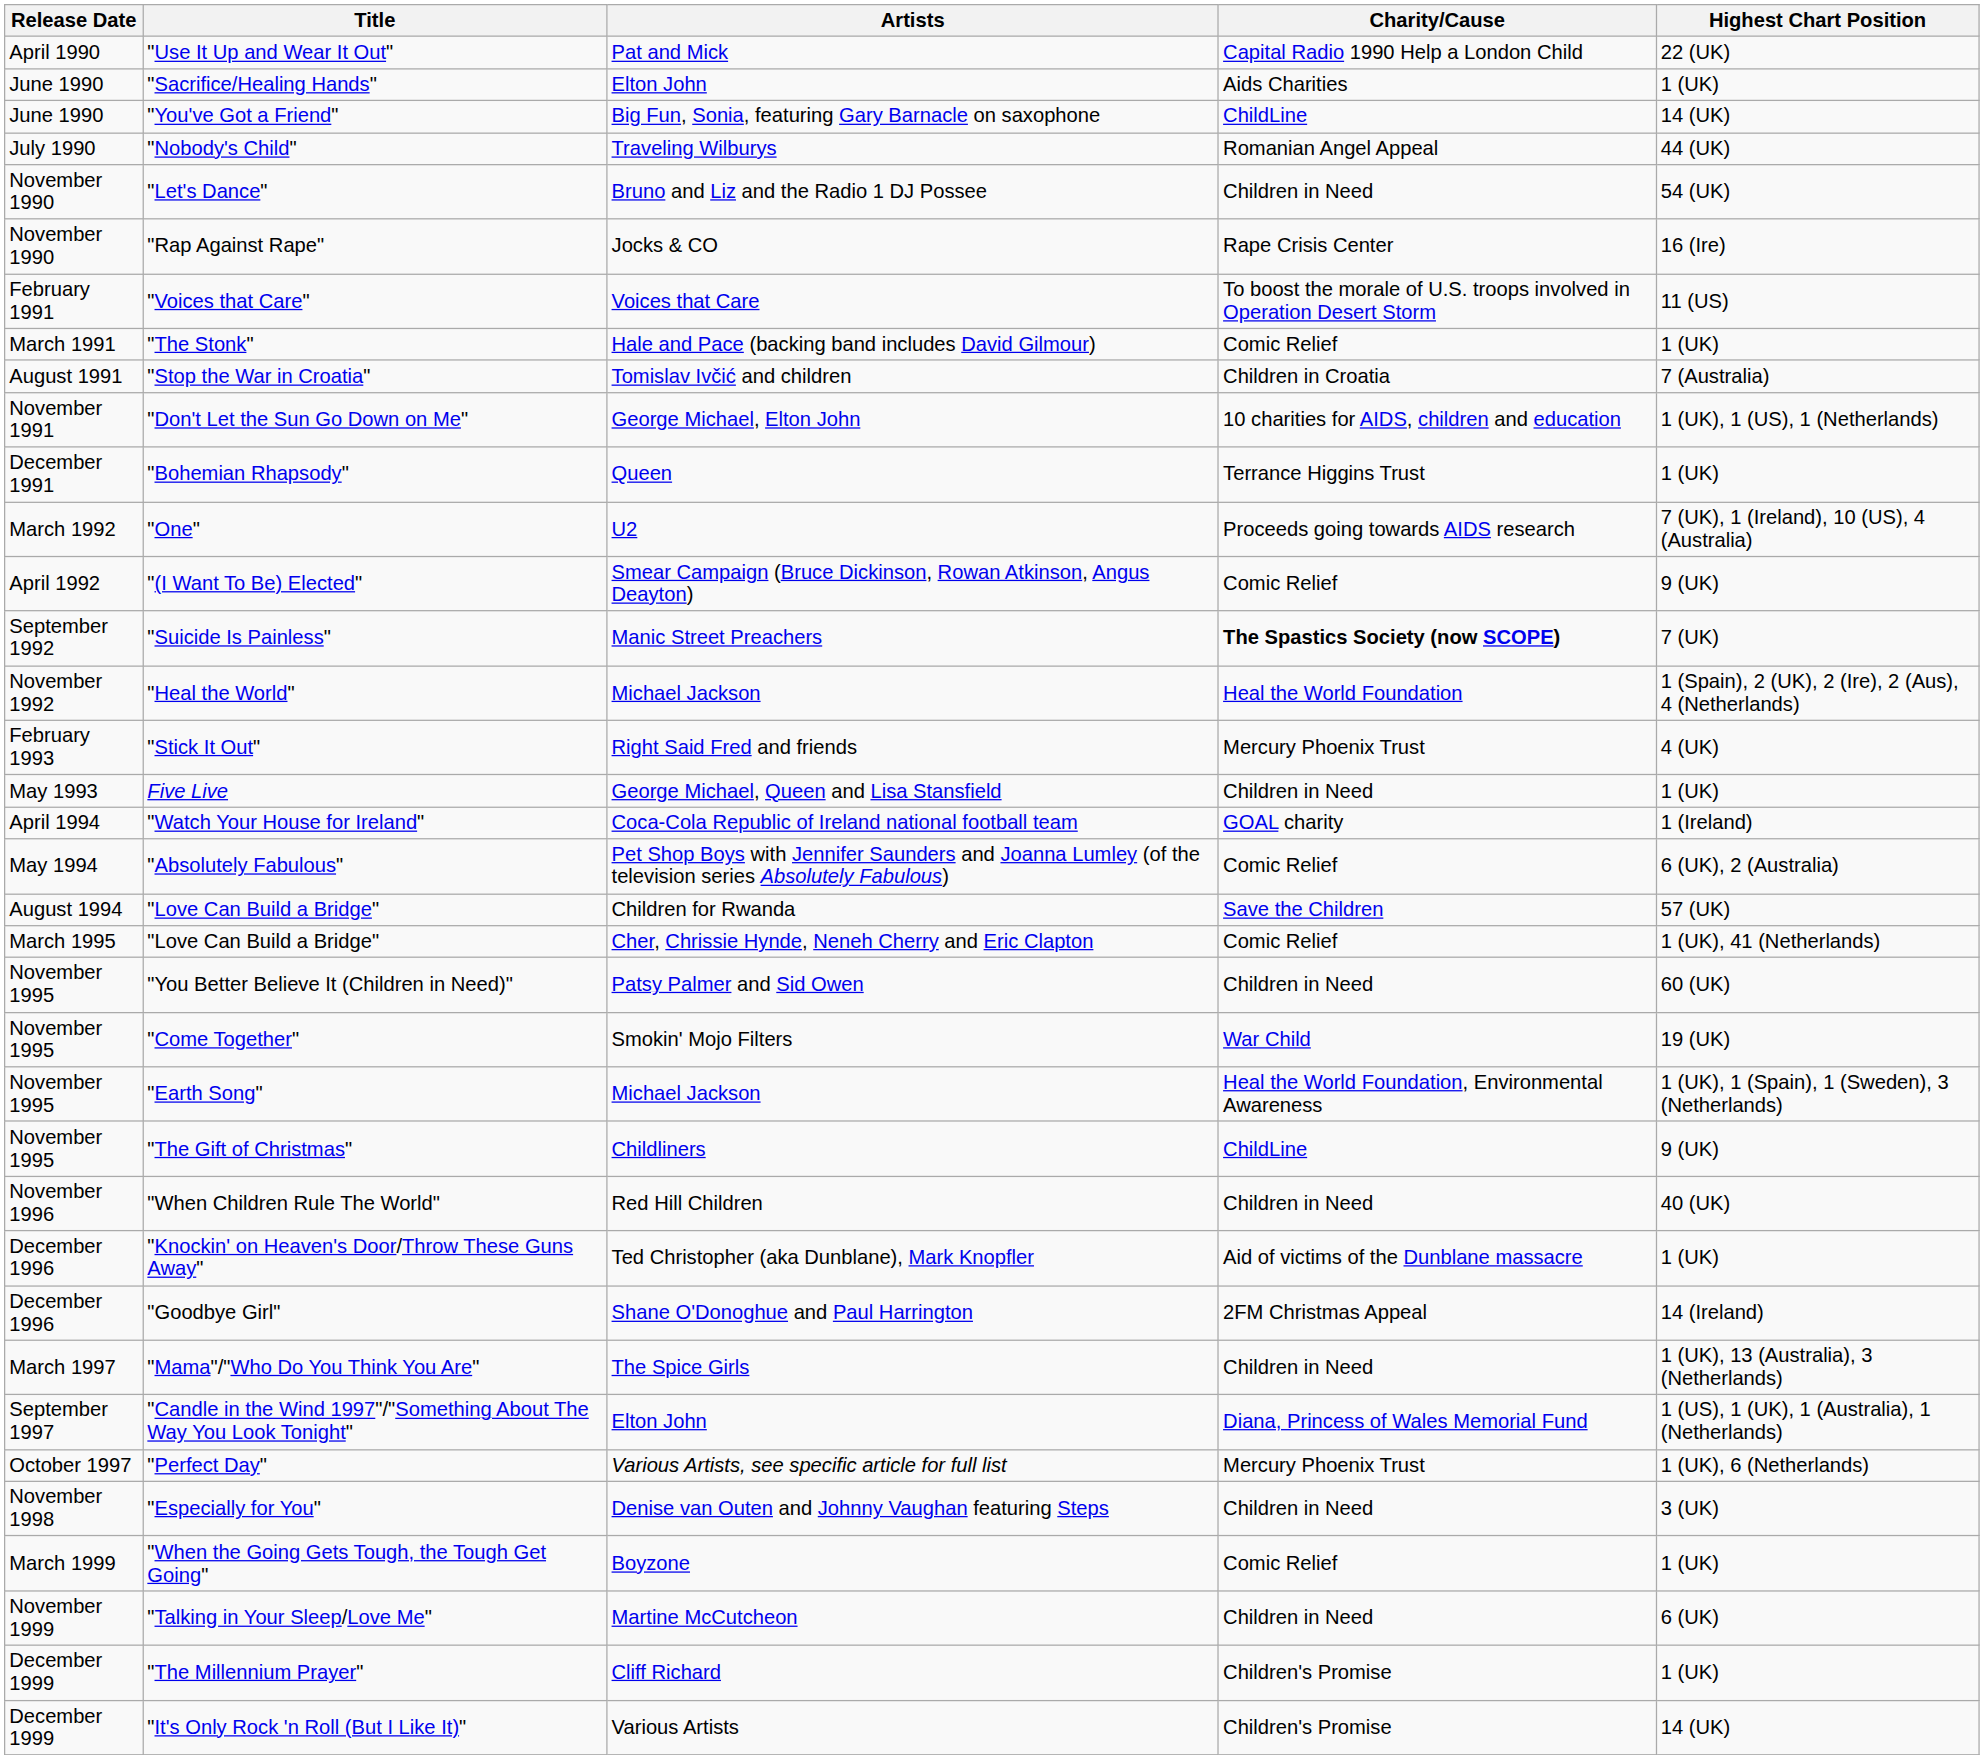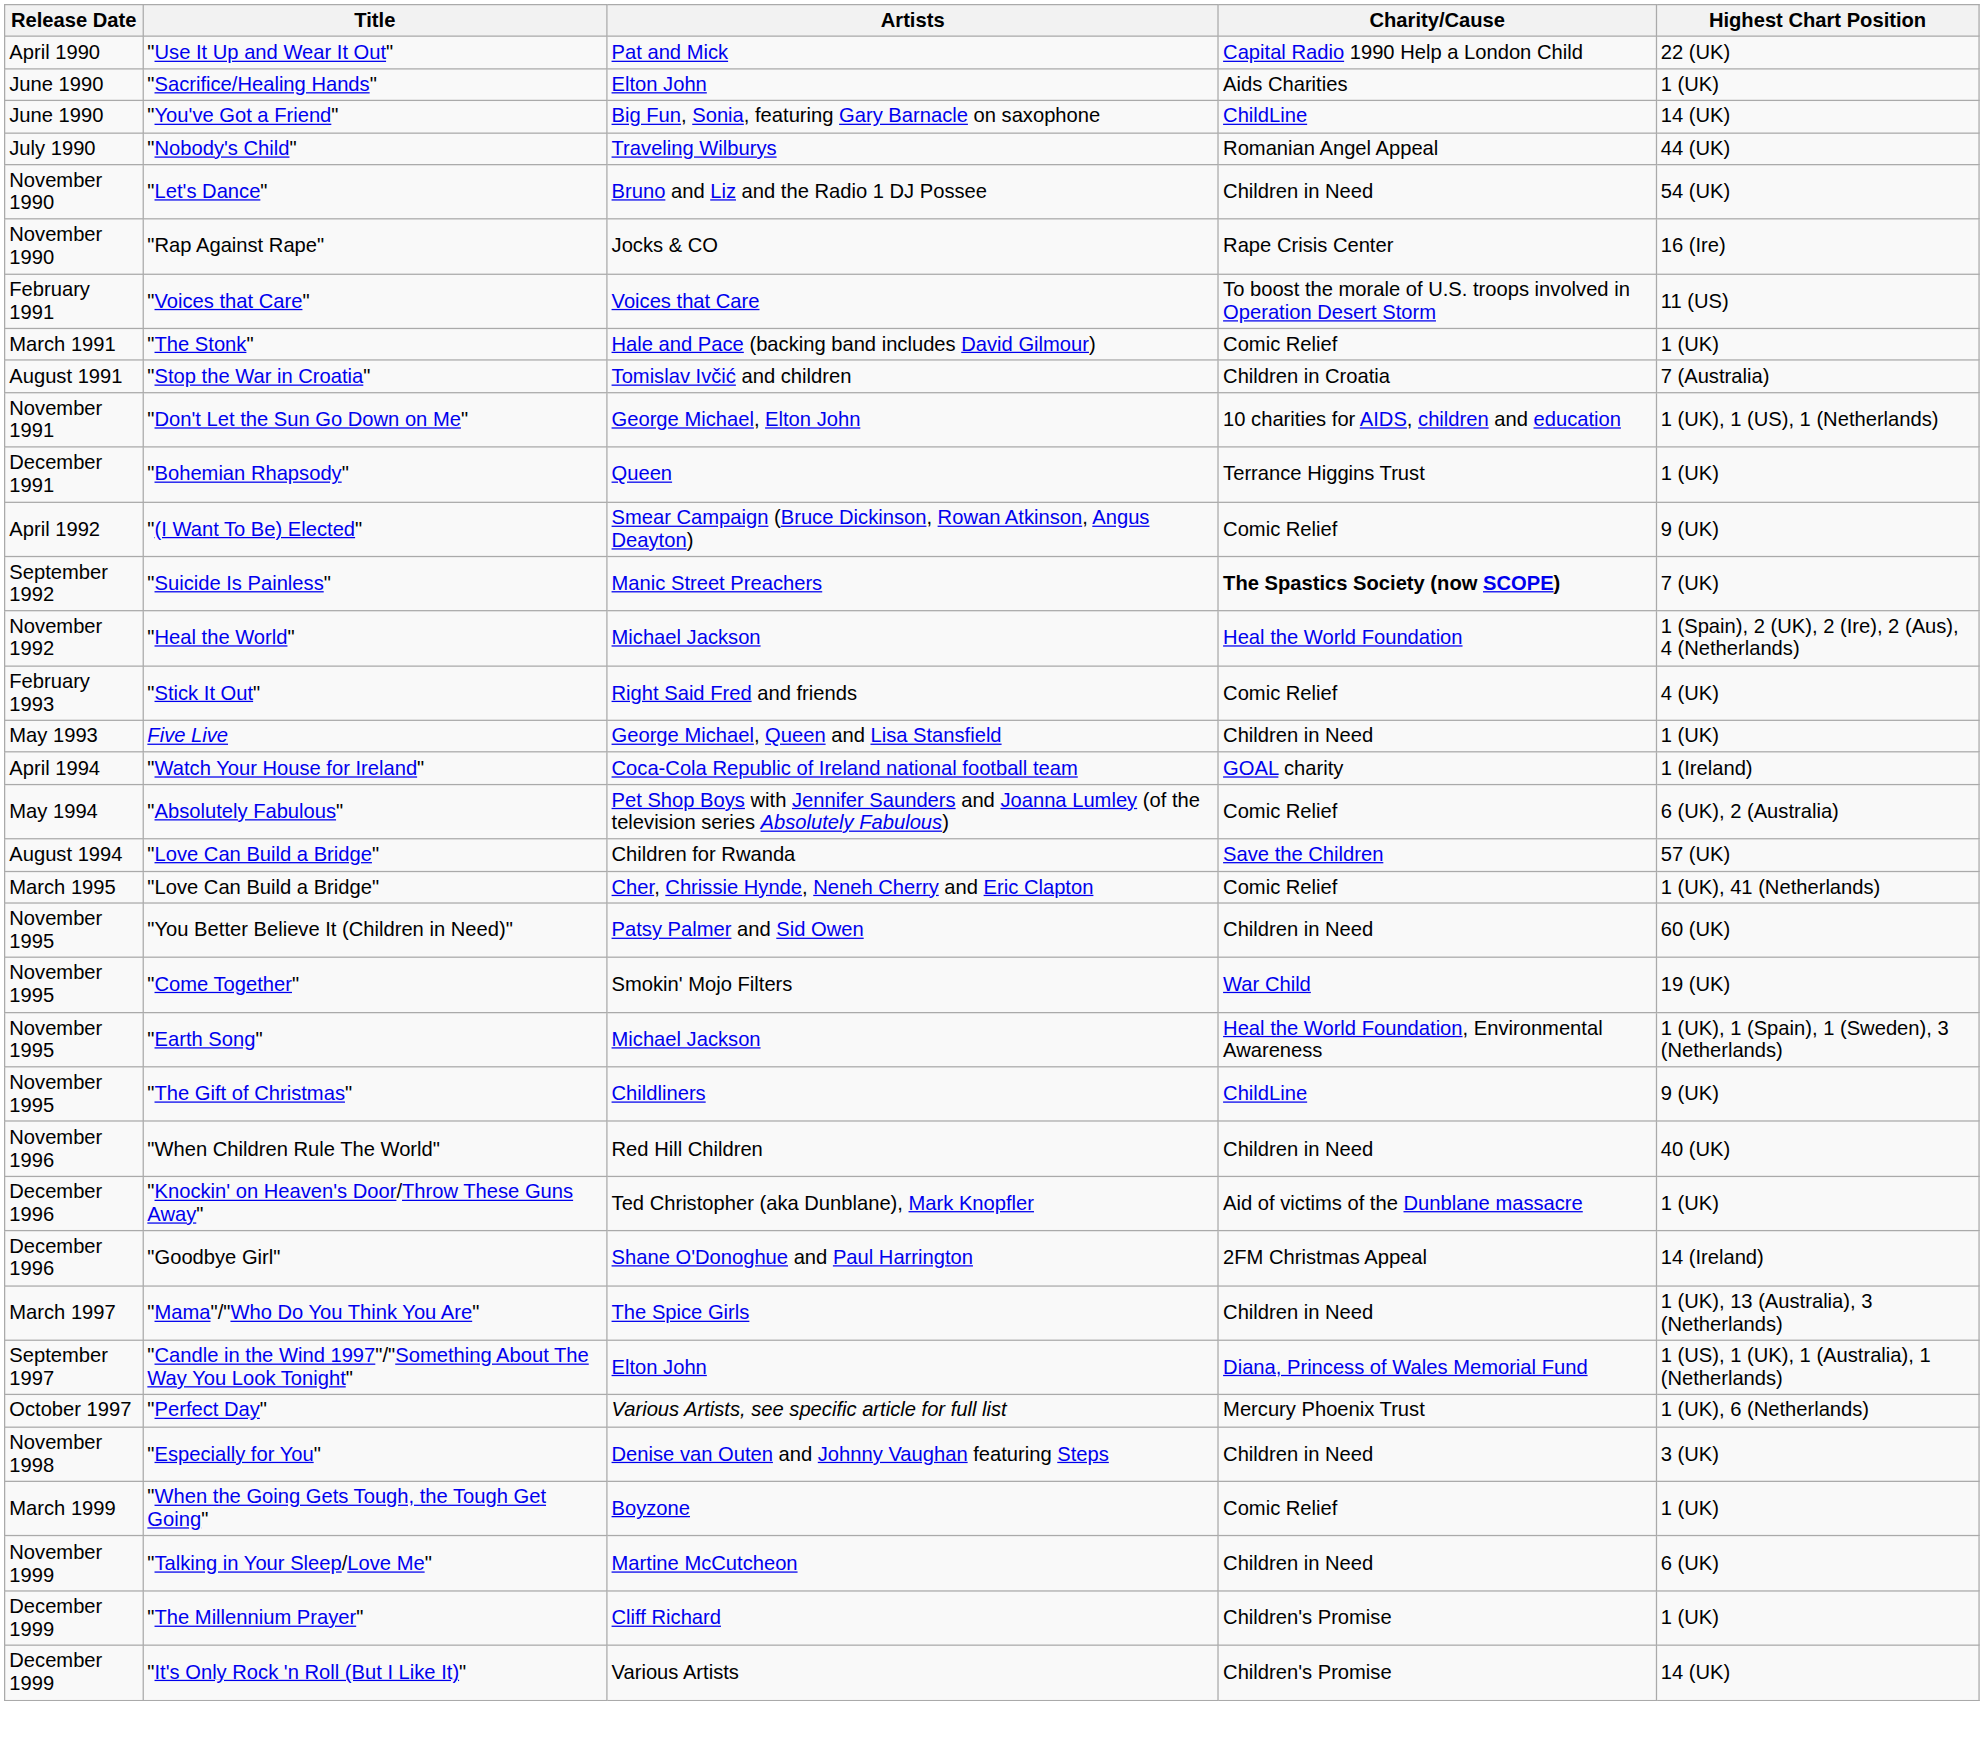- row: (174, 528)
(1324, 747) Mercury Phoenix Trust -> (1280, 692) Comic Relief
